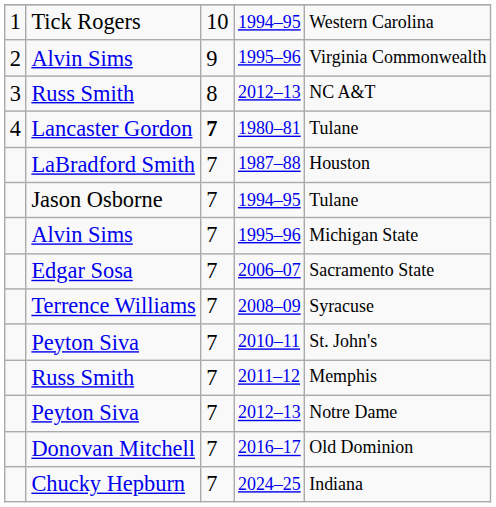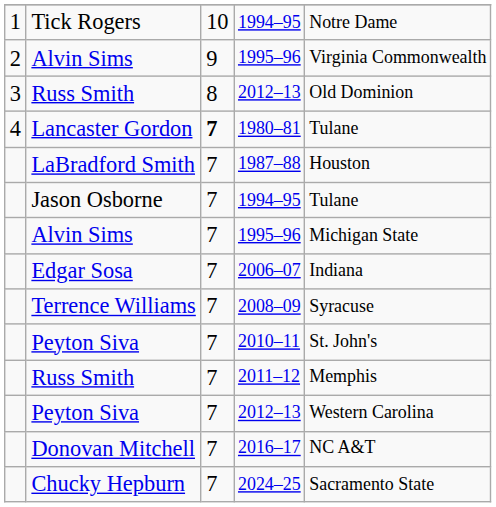(371, 22) Western Carolina -> (353, 22) Notre Dame
(342, 93) NC A&T -> (361, 93) Old Dominion
(372, 270) Sacramento State -> (336, 270) Indiana
(353, 413) Notre Dame -> (371, 413) Western Carolina
(361, 448) Old Dominion -> (342, 448) NC A&T
(336, 484) Indiana -> (372, 484) Sacramento State
